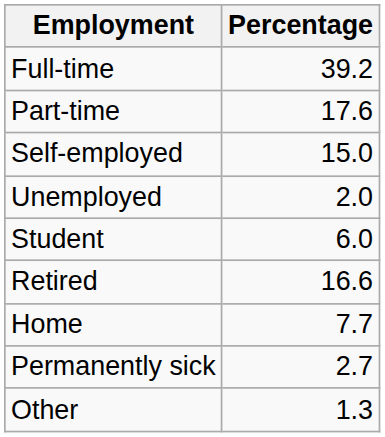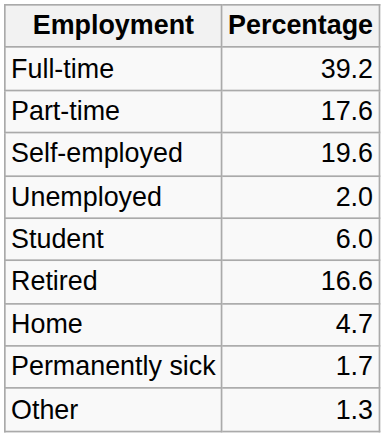(347, 153) 15.0 -> (347, 153) 19.6
(354, 324) 7.7 -> (354, 324) 4.7
(354, 366) 2.7 -> (354, 366) 1.7
